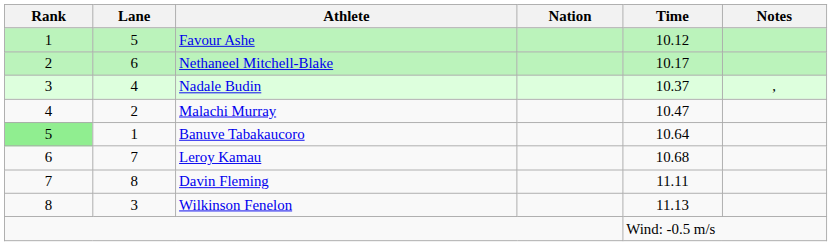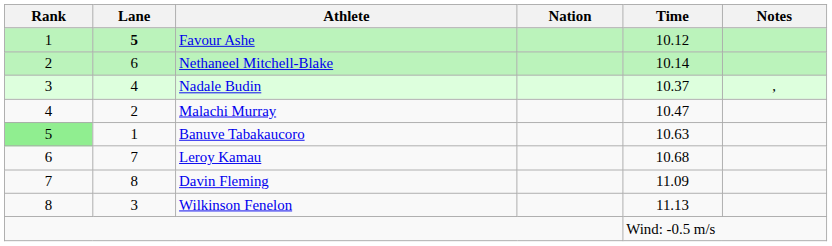(134, 39) normal -> (134, 39) bold
(672, 63) 10.17 -> (672, 63) 10.14
(672, 134) 10.64 -> (672, 134) 10.63
(672, 181) 11.11 -> (672, 181) 11.09
